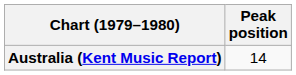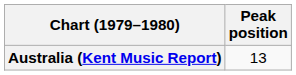(258, 57) 14 -> (258, 57) 13
